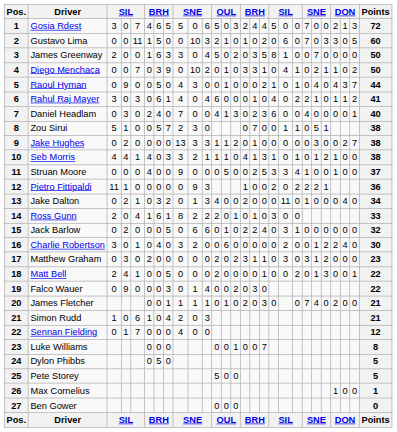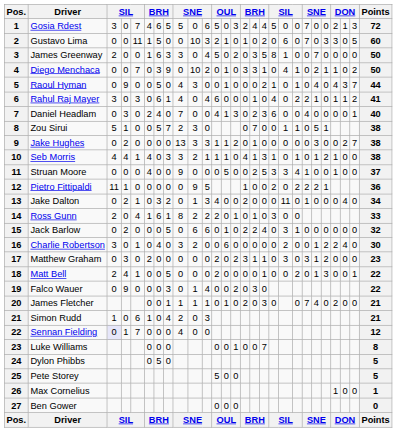(207, 186) 3 -> (207, 186) 5
(114, 332) no background -> (114, 332) lavender background
